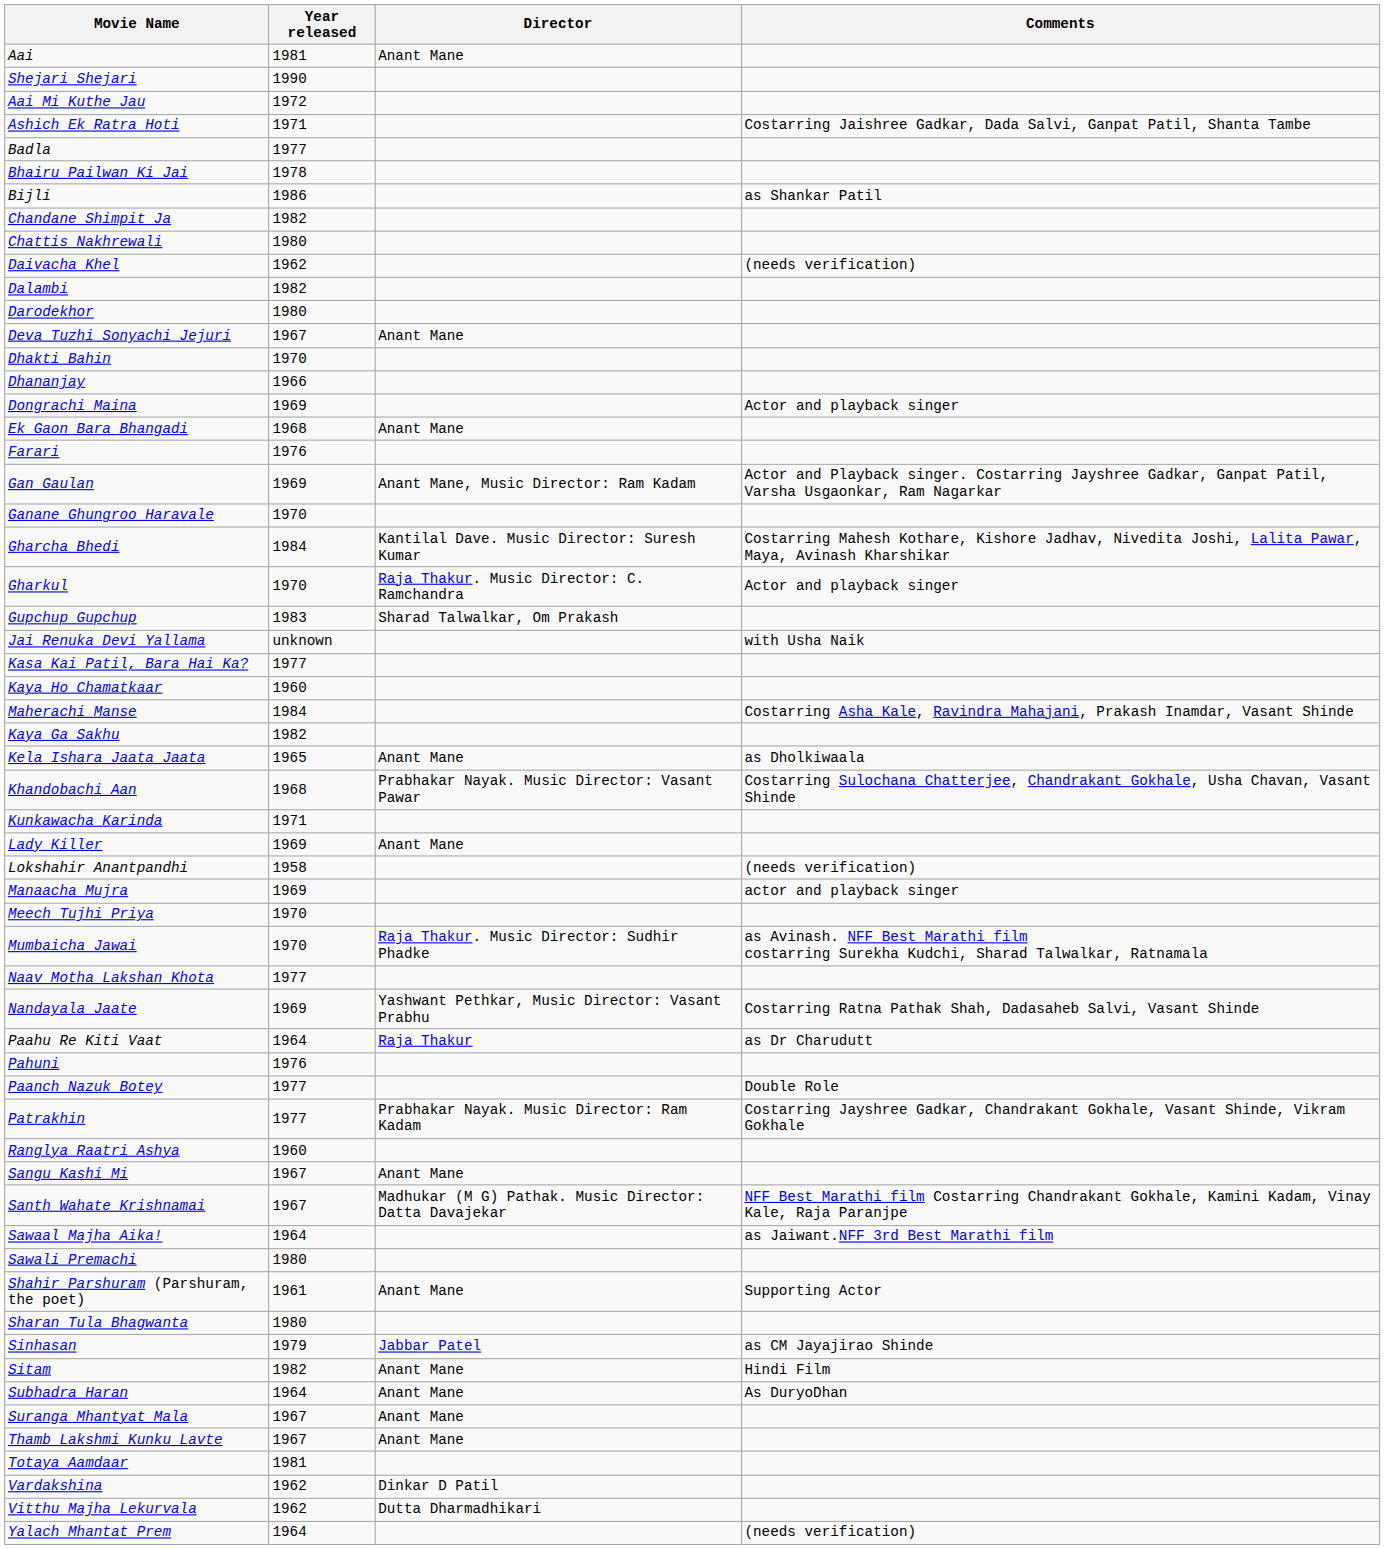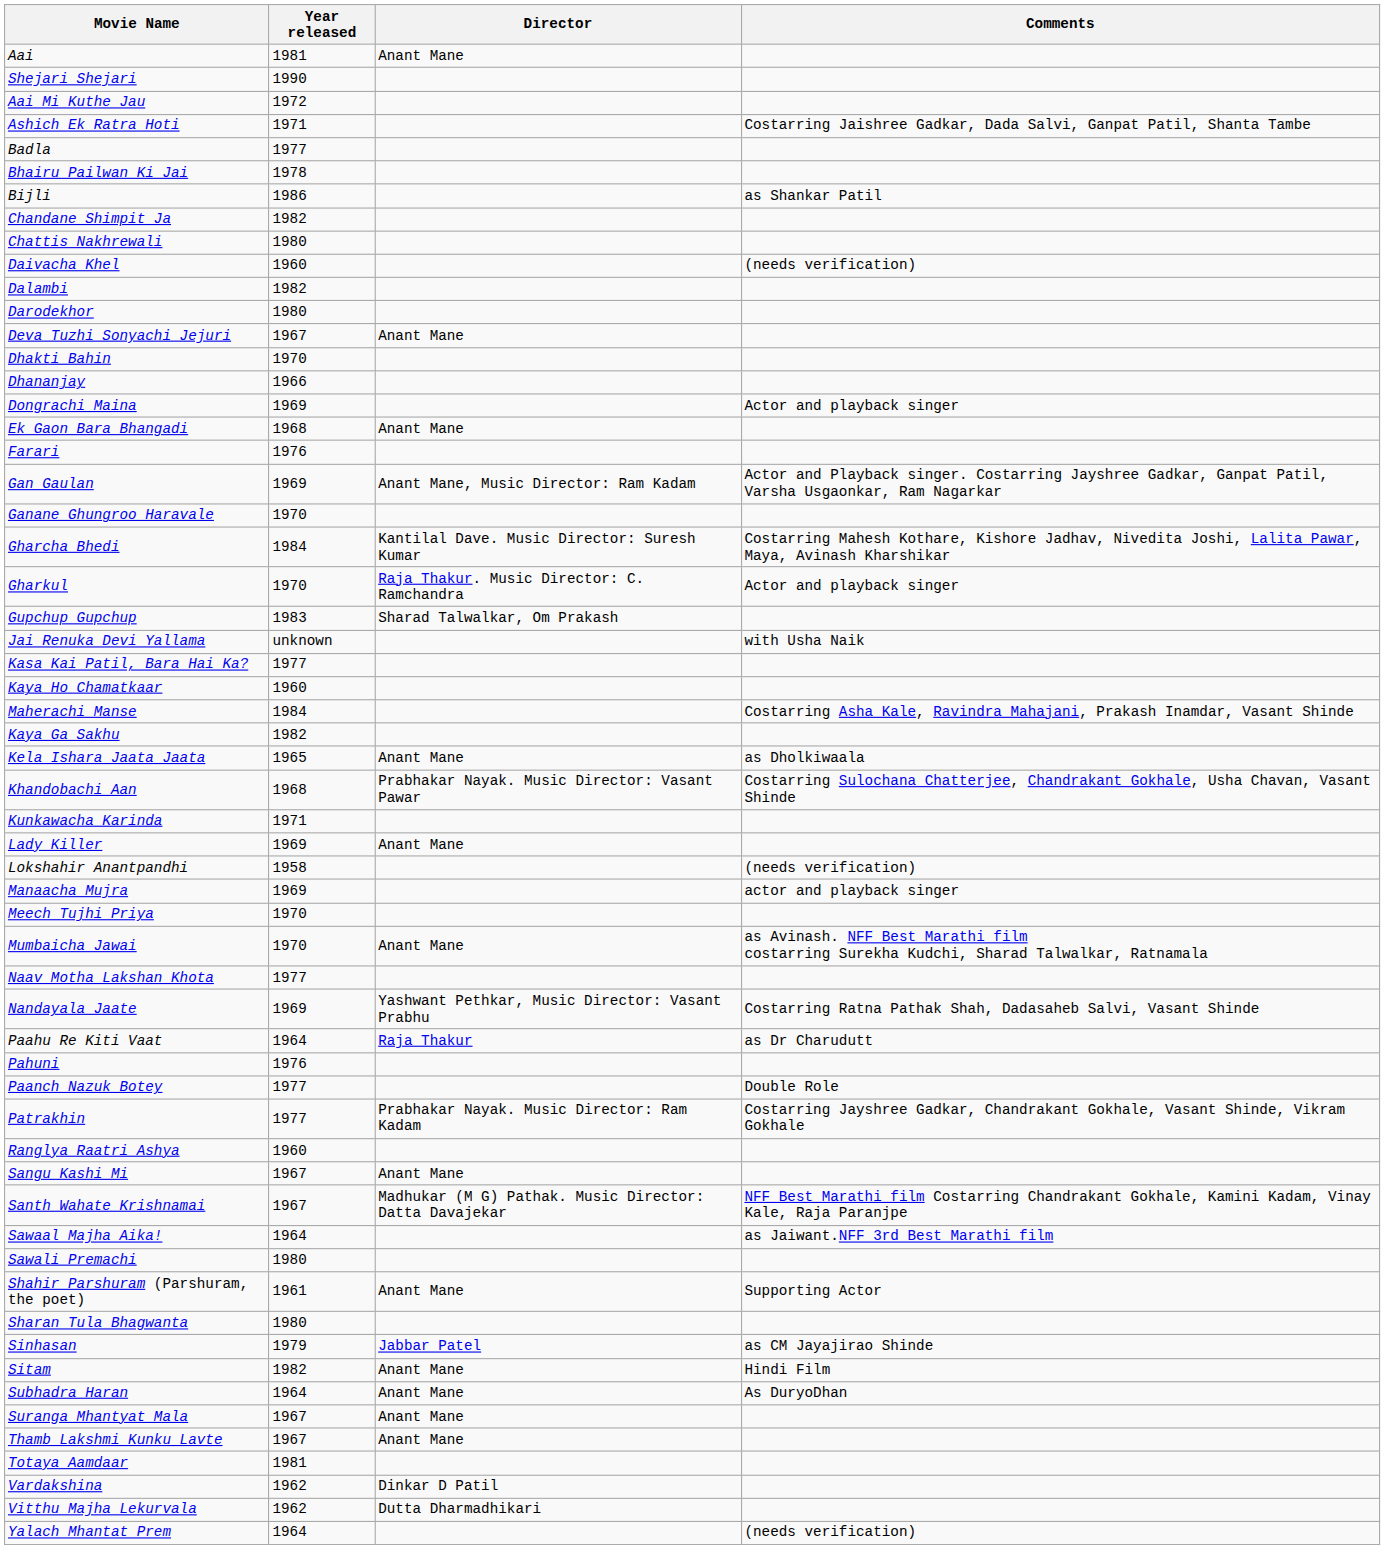(290, 266) 1962 -> (290, 266) 1960
(528, 946) Raja Thakur. Music Director: Sudhir Phadke -> (421, 946) Anant Mane
